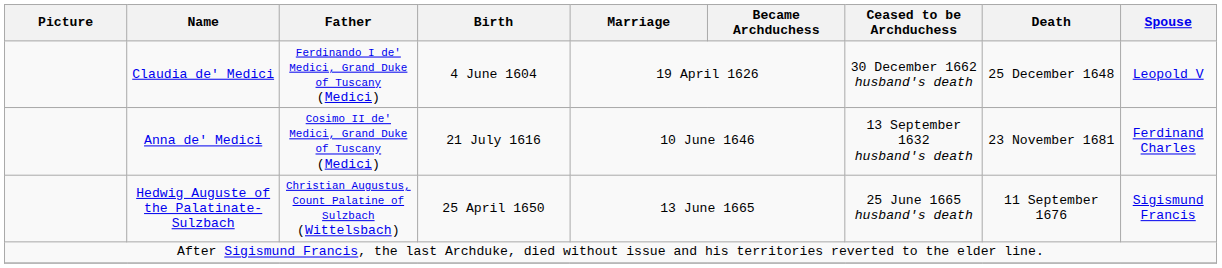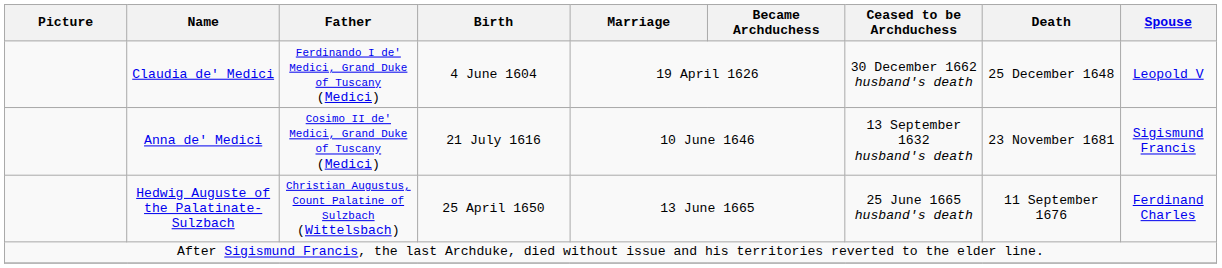(1168, 141) Ferdinand Charles -> (1168, 141) Sigismund Francis
(1168, 208) Sigismund Francis -> (1168, 208) Ferdinand Charles
